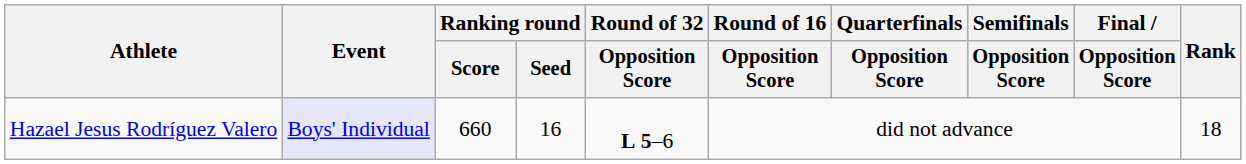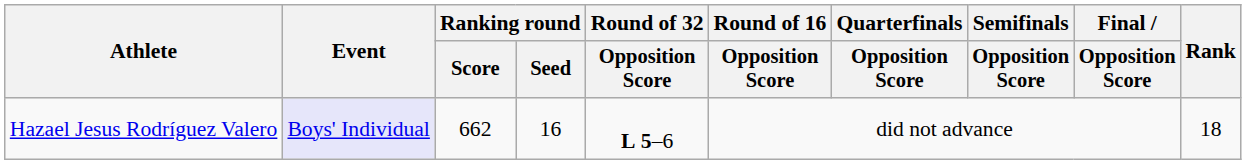(475, 128) 660 -> (475, 128) 662
